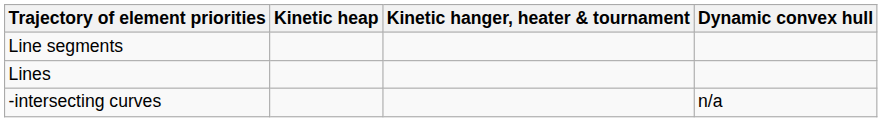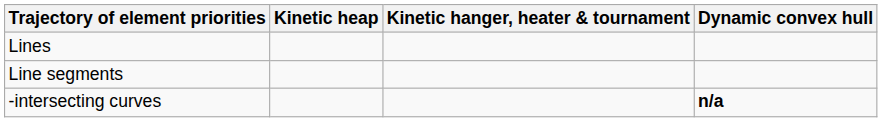rows swapped: (30, 74) <-> (66, 46)
(710, 102) normal -> (711, 102) bold
